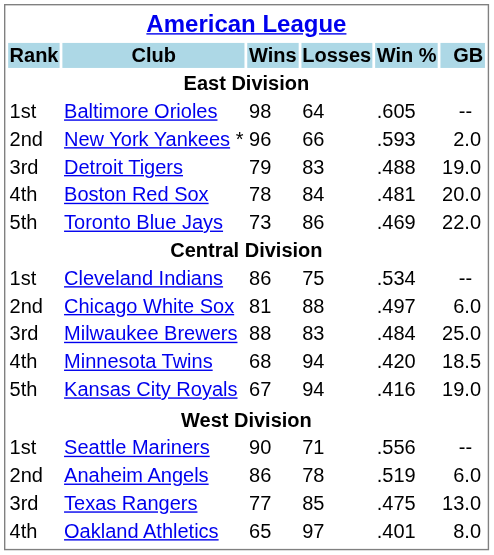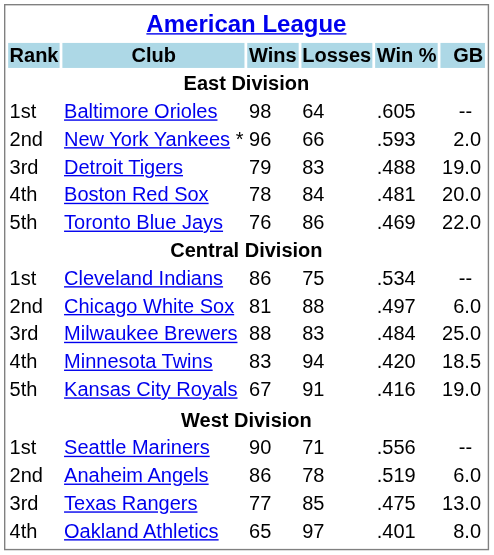(260, 222) 73 -> (260, 222) 76
(260, 361) 68 -> (260, 361) 83
(313, 389) 94 -> (313, 389) 91
